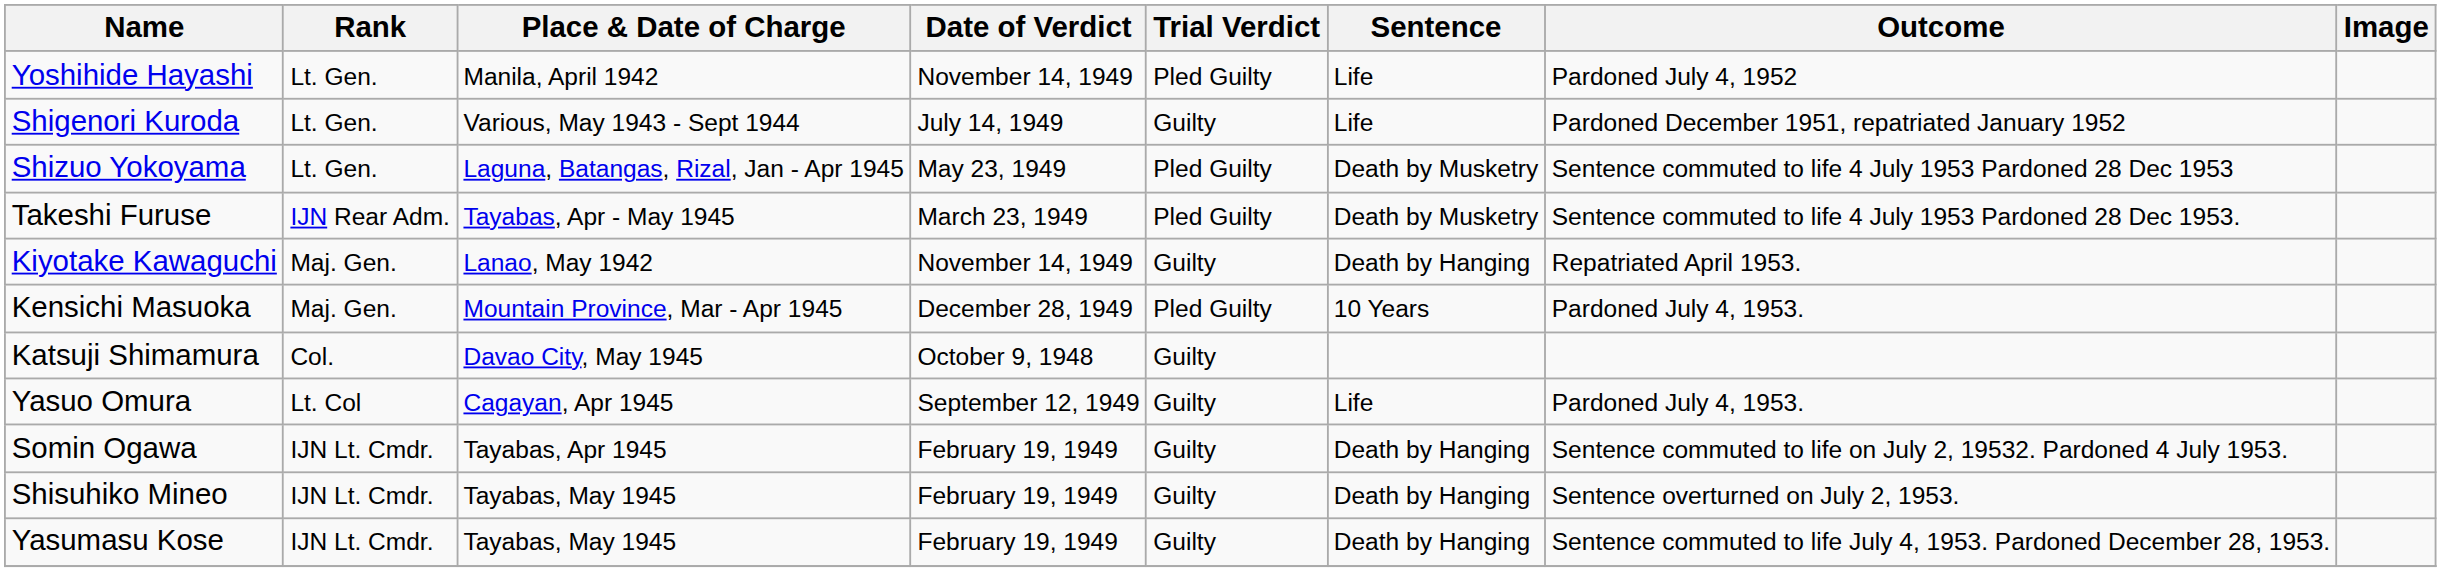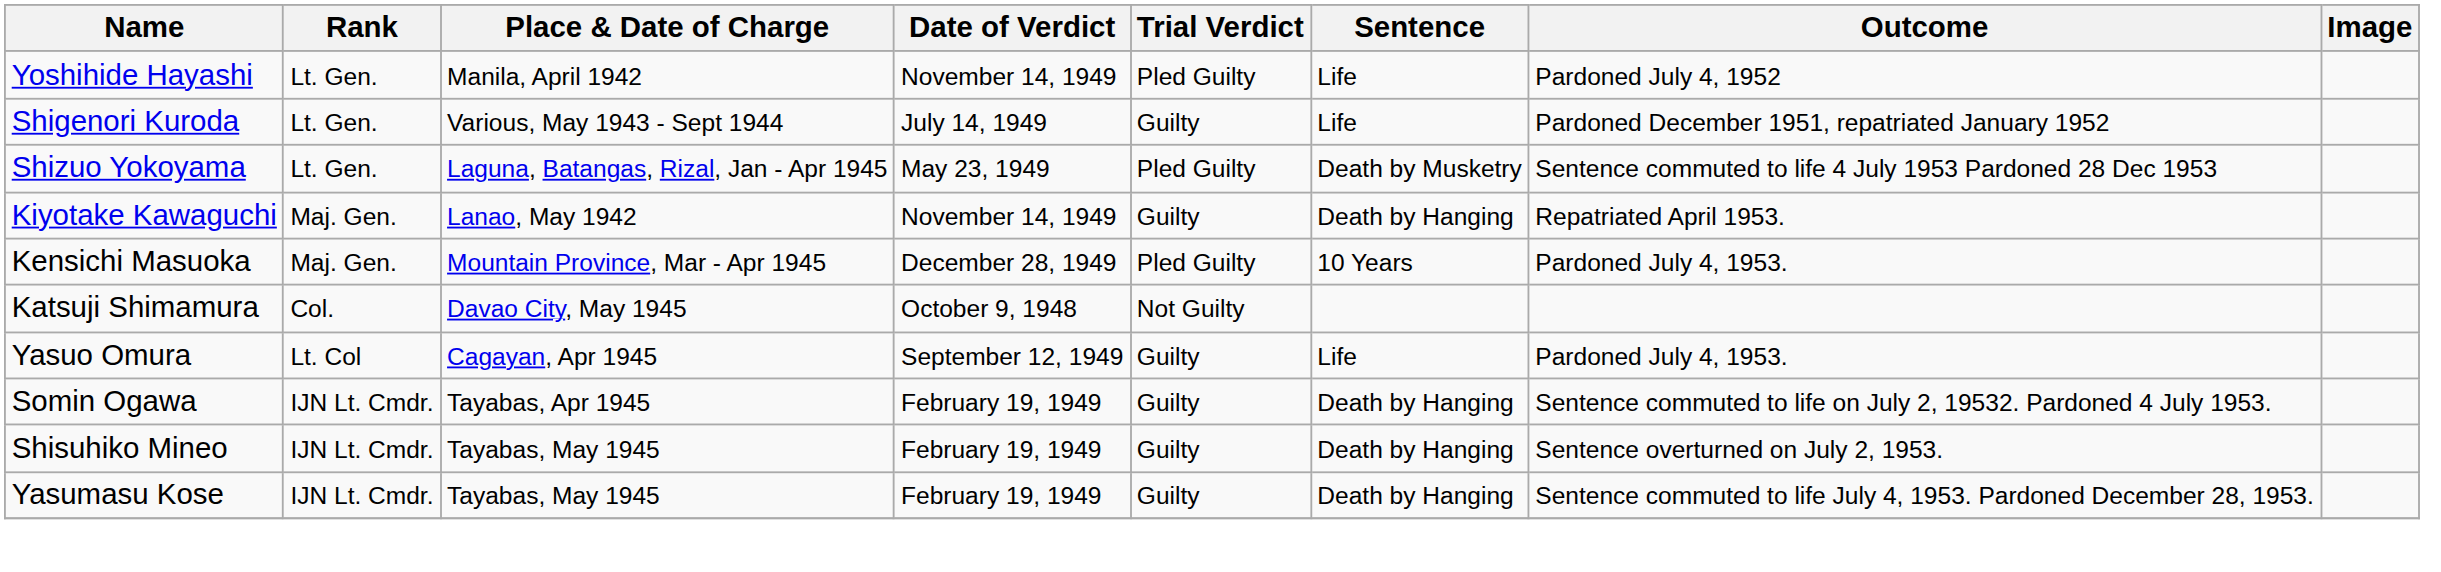- row: (112, 214)
(1185, 356) Guilty -> (1191, 309) Not Guilty
